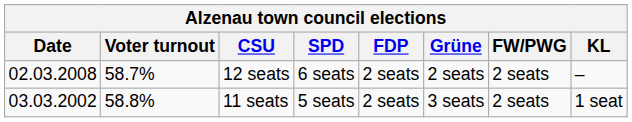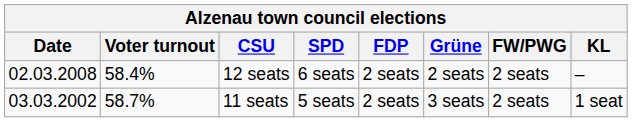(130, 74) 58.7% -> (130, 74) 58.4%
(130, 102) 58.8% -> (130, 102) 58.7%
